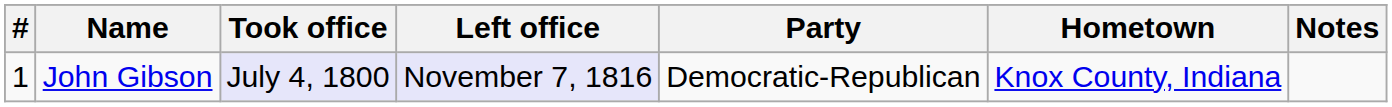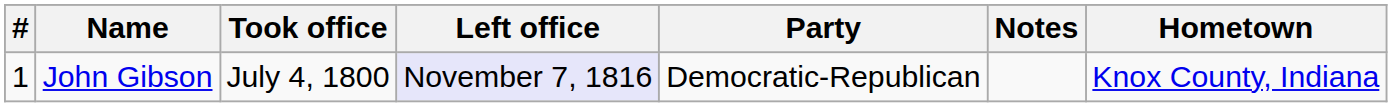columns swapped: (1138, 28) <-> (1337, 28)
(308, 76) lavender background -> (308, 76) no background
